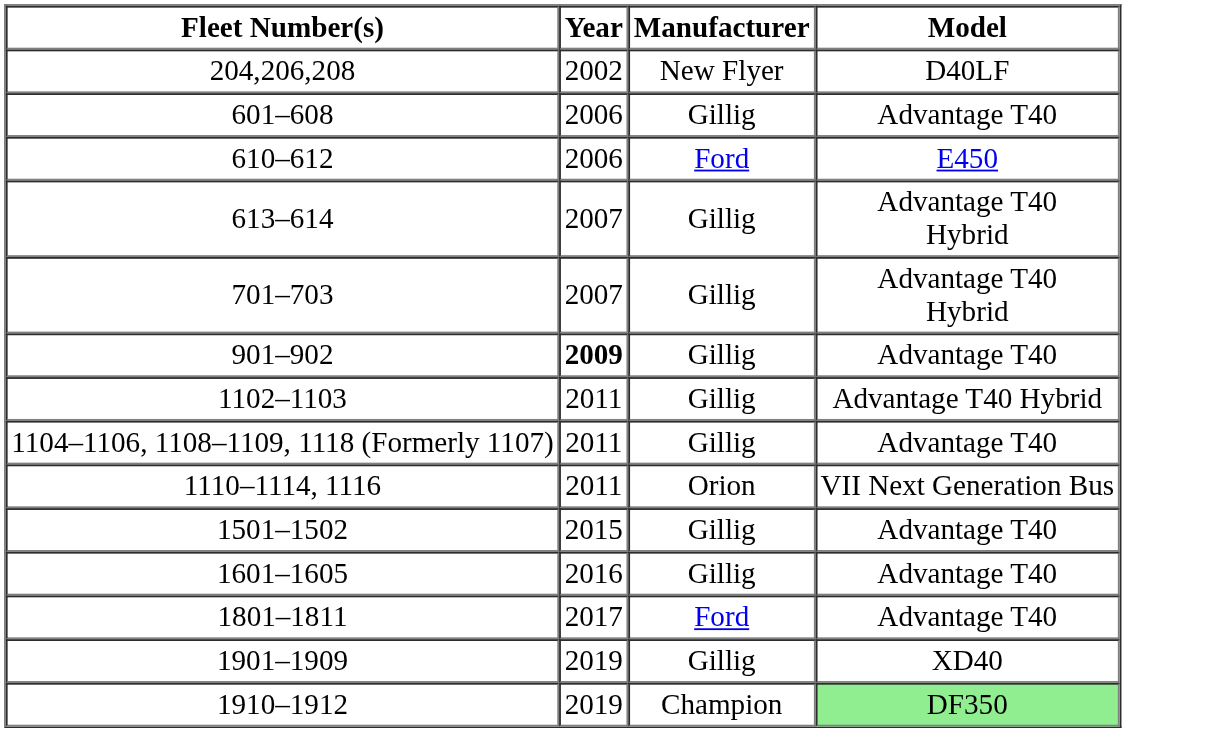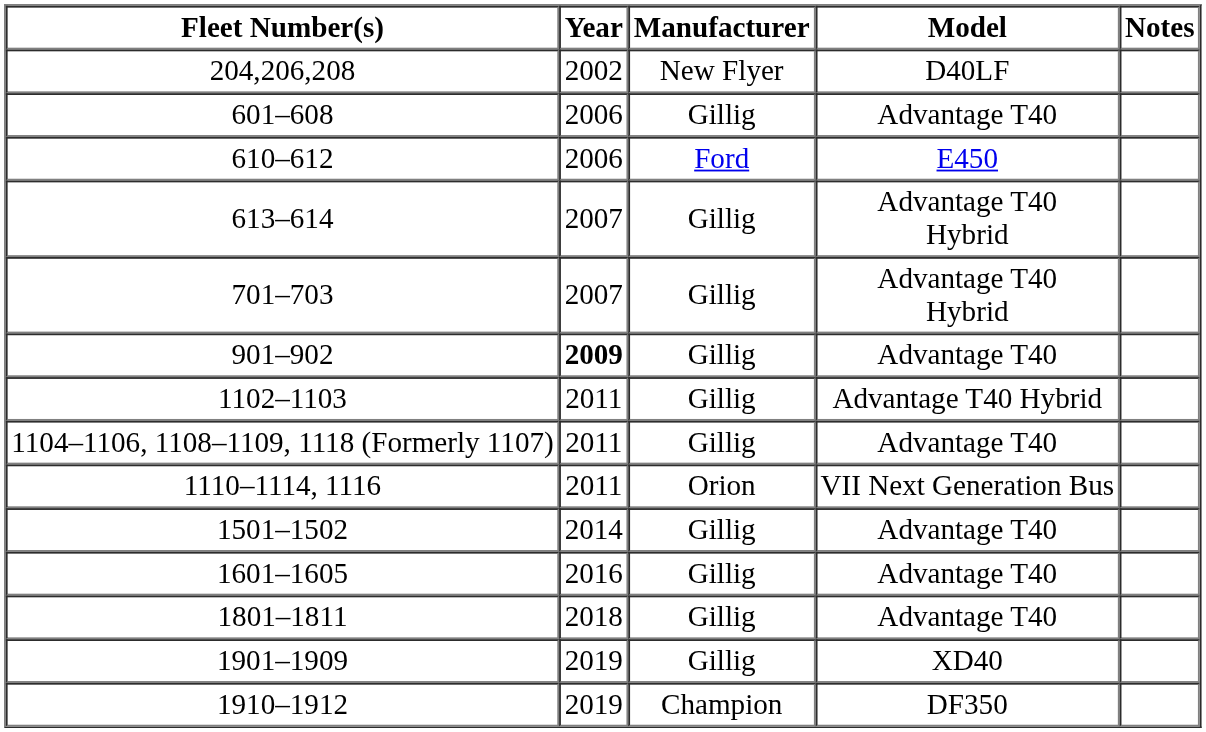+ column: (1160, 27)
(594, 529) 2015 -> (594, 529) 2014
(594, 616) 2017 -> (594, 616) 2018
(722, 616) Ford -> (722, 616) Gillig
(967, 704) lightgreen background -> (967, 704) no background
